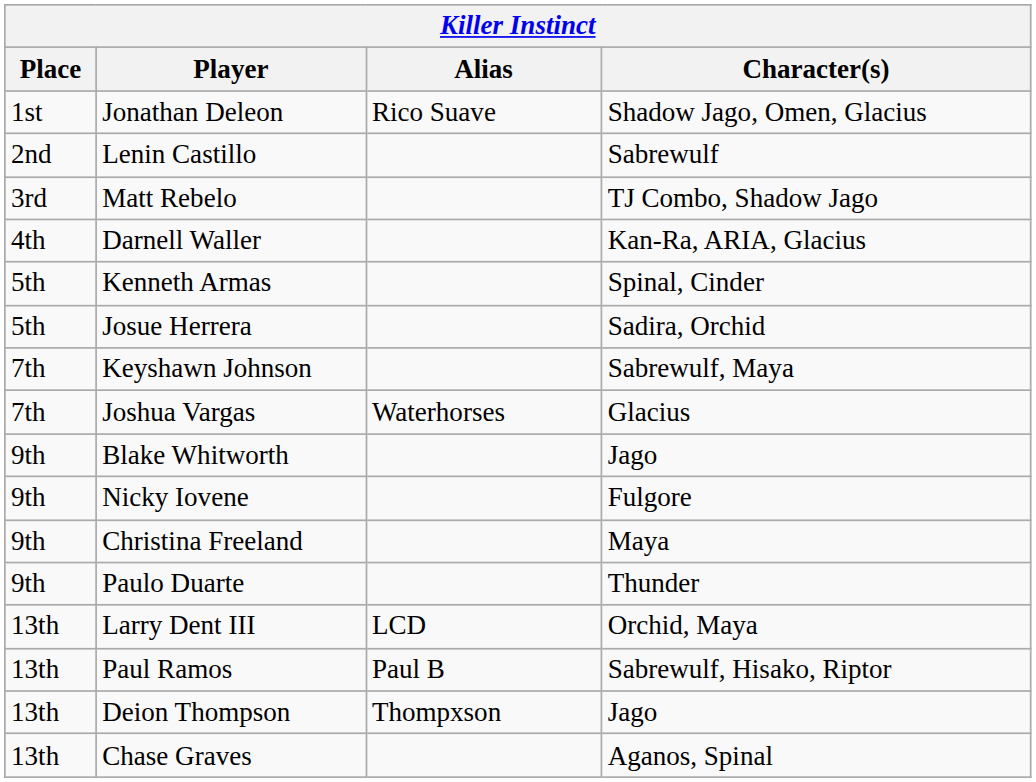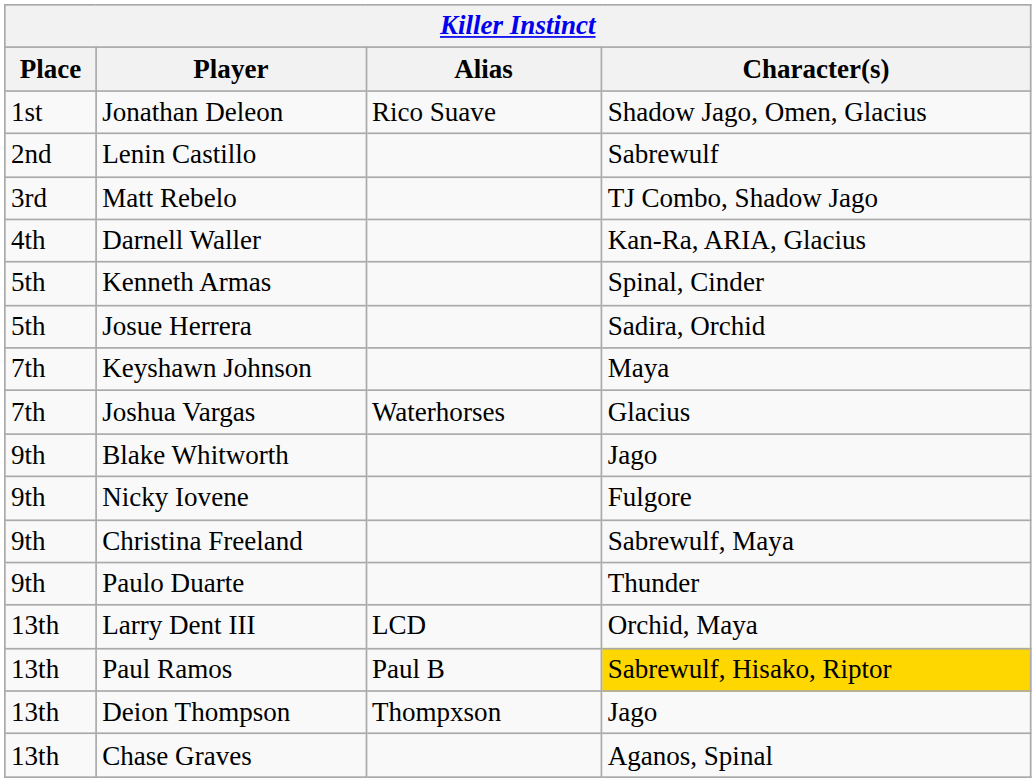(701, 369) Sabrewulf, Maya -> (638, 369) Maya
(638, 540) Maya -> (701, 540) Sabrewulf, Maya
(750, 669) no background -> (750, 669) gold background
